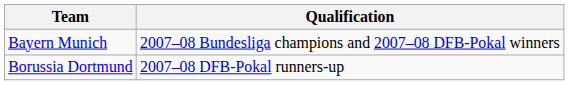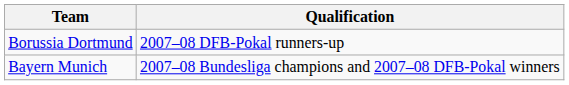rows swapped: (70, 67) <-> (58, 42)
